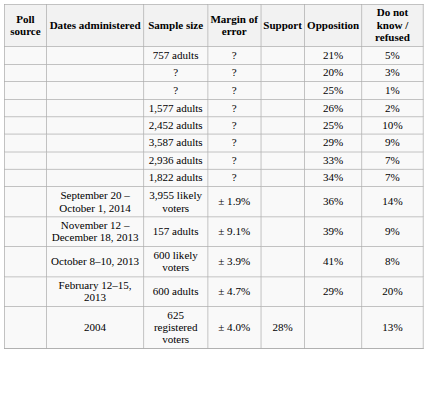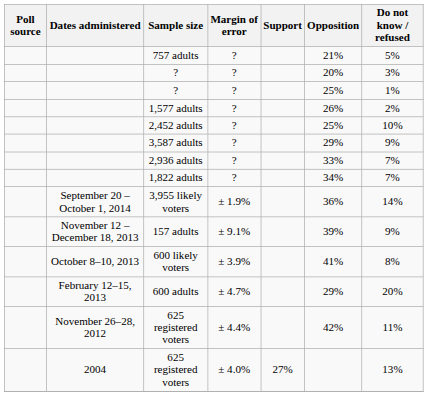+ row: (95, 327)
(283, 327) 28% -> (283, 370) 27%
